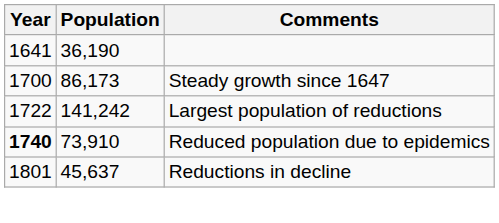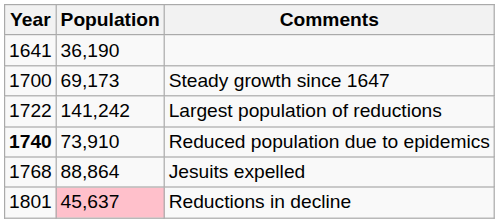(90, 80) 86,173 -> (90, 80) 69,173
+ row: (237, 171)
(90, 171) no background -> (90, 202) pink background
